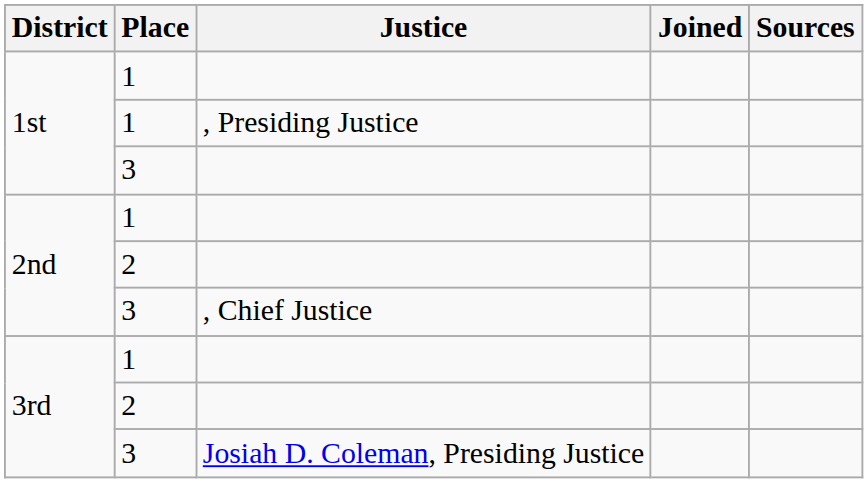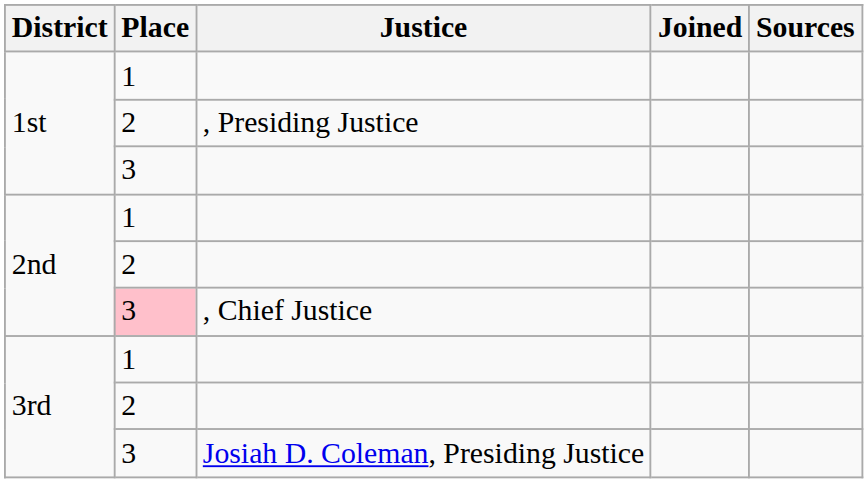(129, 122) 1 -> (129, 122) 2
(129, 311) no background -> (129, 311) pink background
